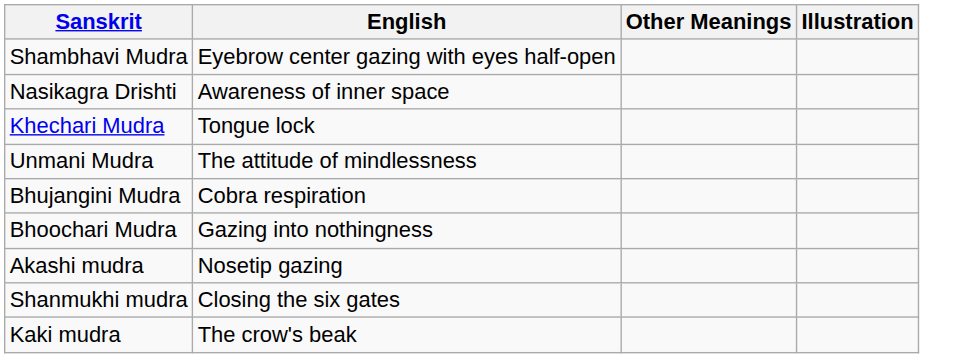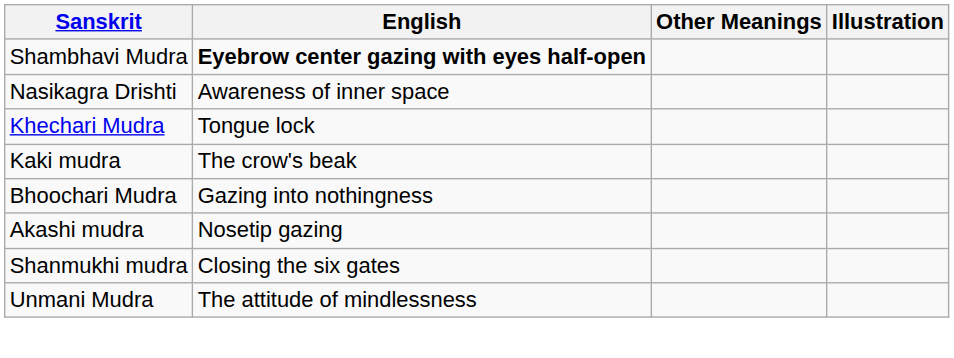(407, 56) normal -> (422, 56) bold
rows swapped: (65, 334) <-> (82, 160)
- row: (95, 195)
